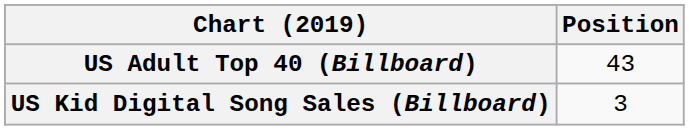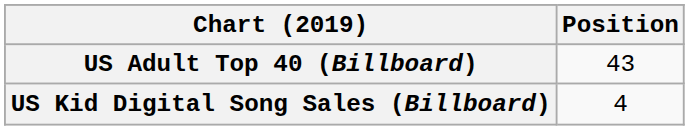(620, 104) 3 -> (620, 104) 4
